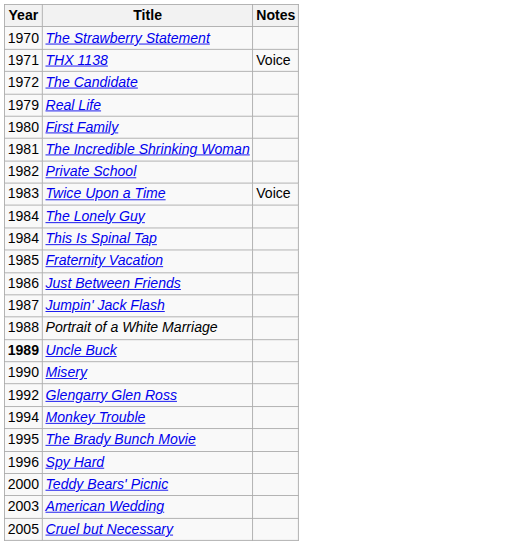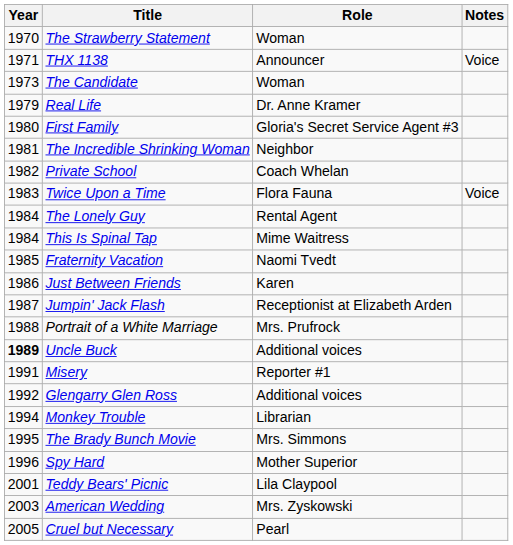+ column: (357, 15)
(23, 82) 1972 -> (23, 82) 1973
(23, 372) 1990 -> (23, 372) 1991
(23, 484) 2000 -> (23, 484) 2001
